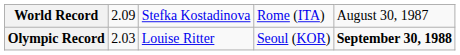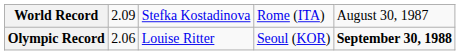(123, 38) 2.03 -> (123, 38) 2.06
